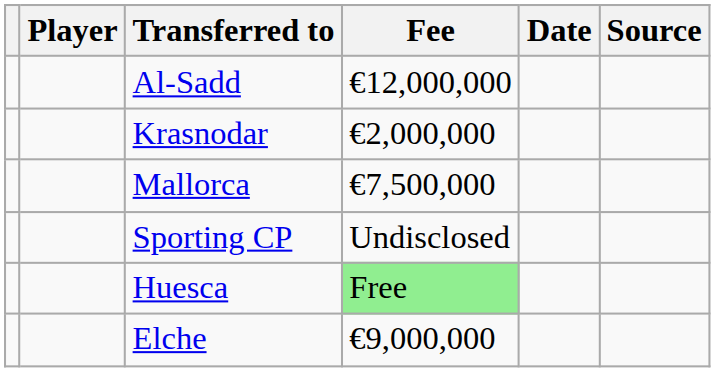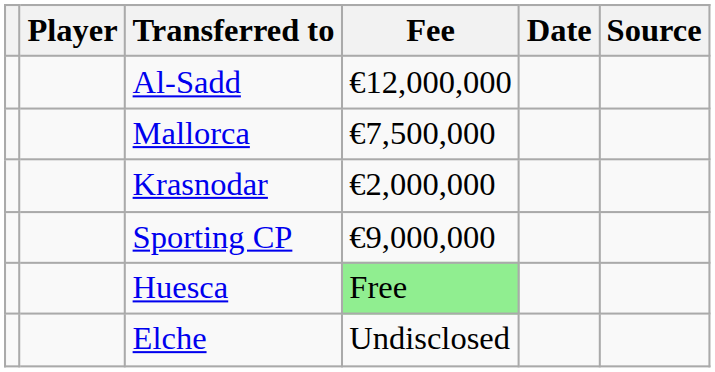rows swapped: (191, 184) <-> (200, 133)
(430, 236) Undisclosed -> (422, 236) €9,000,000
(422, 339) €9,000,000 -> (430, 339) Undisclosed
